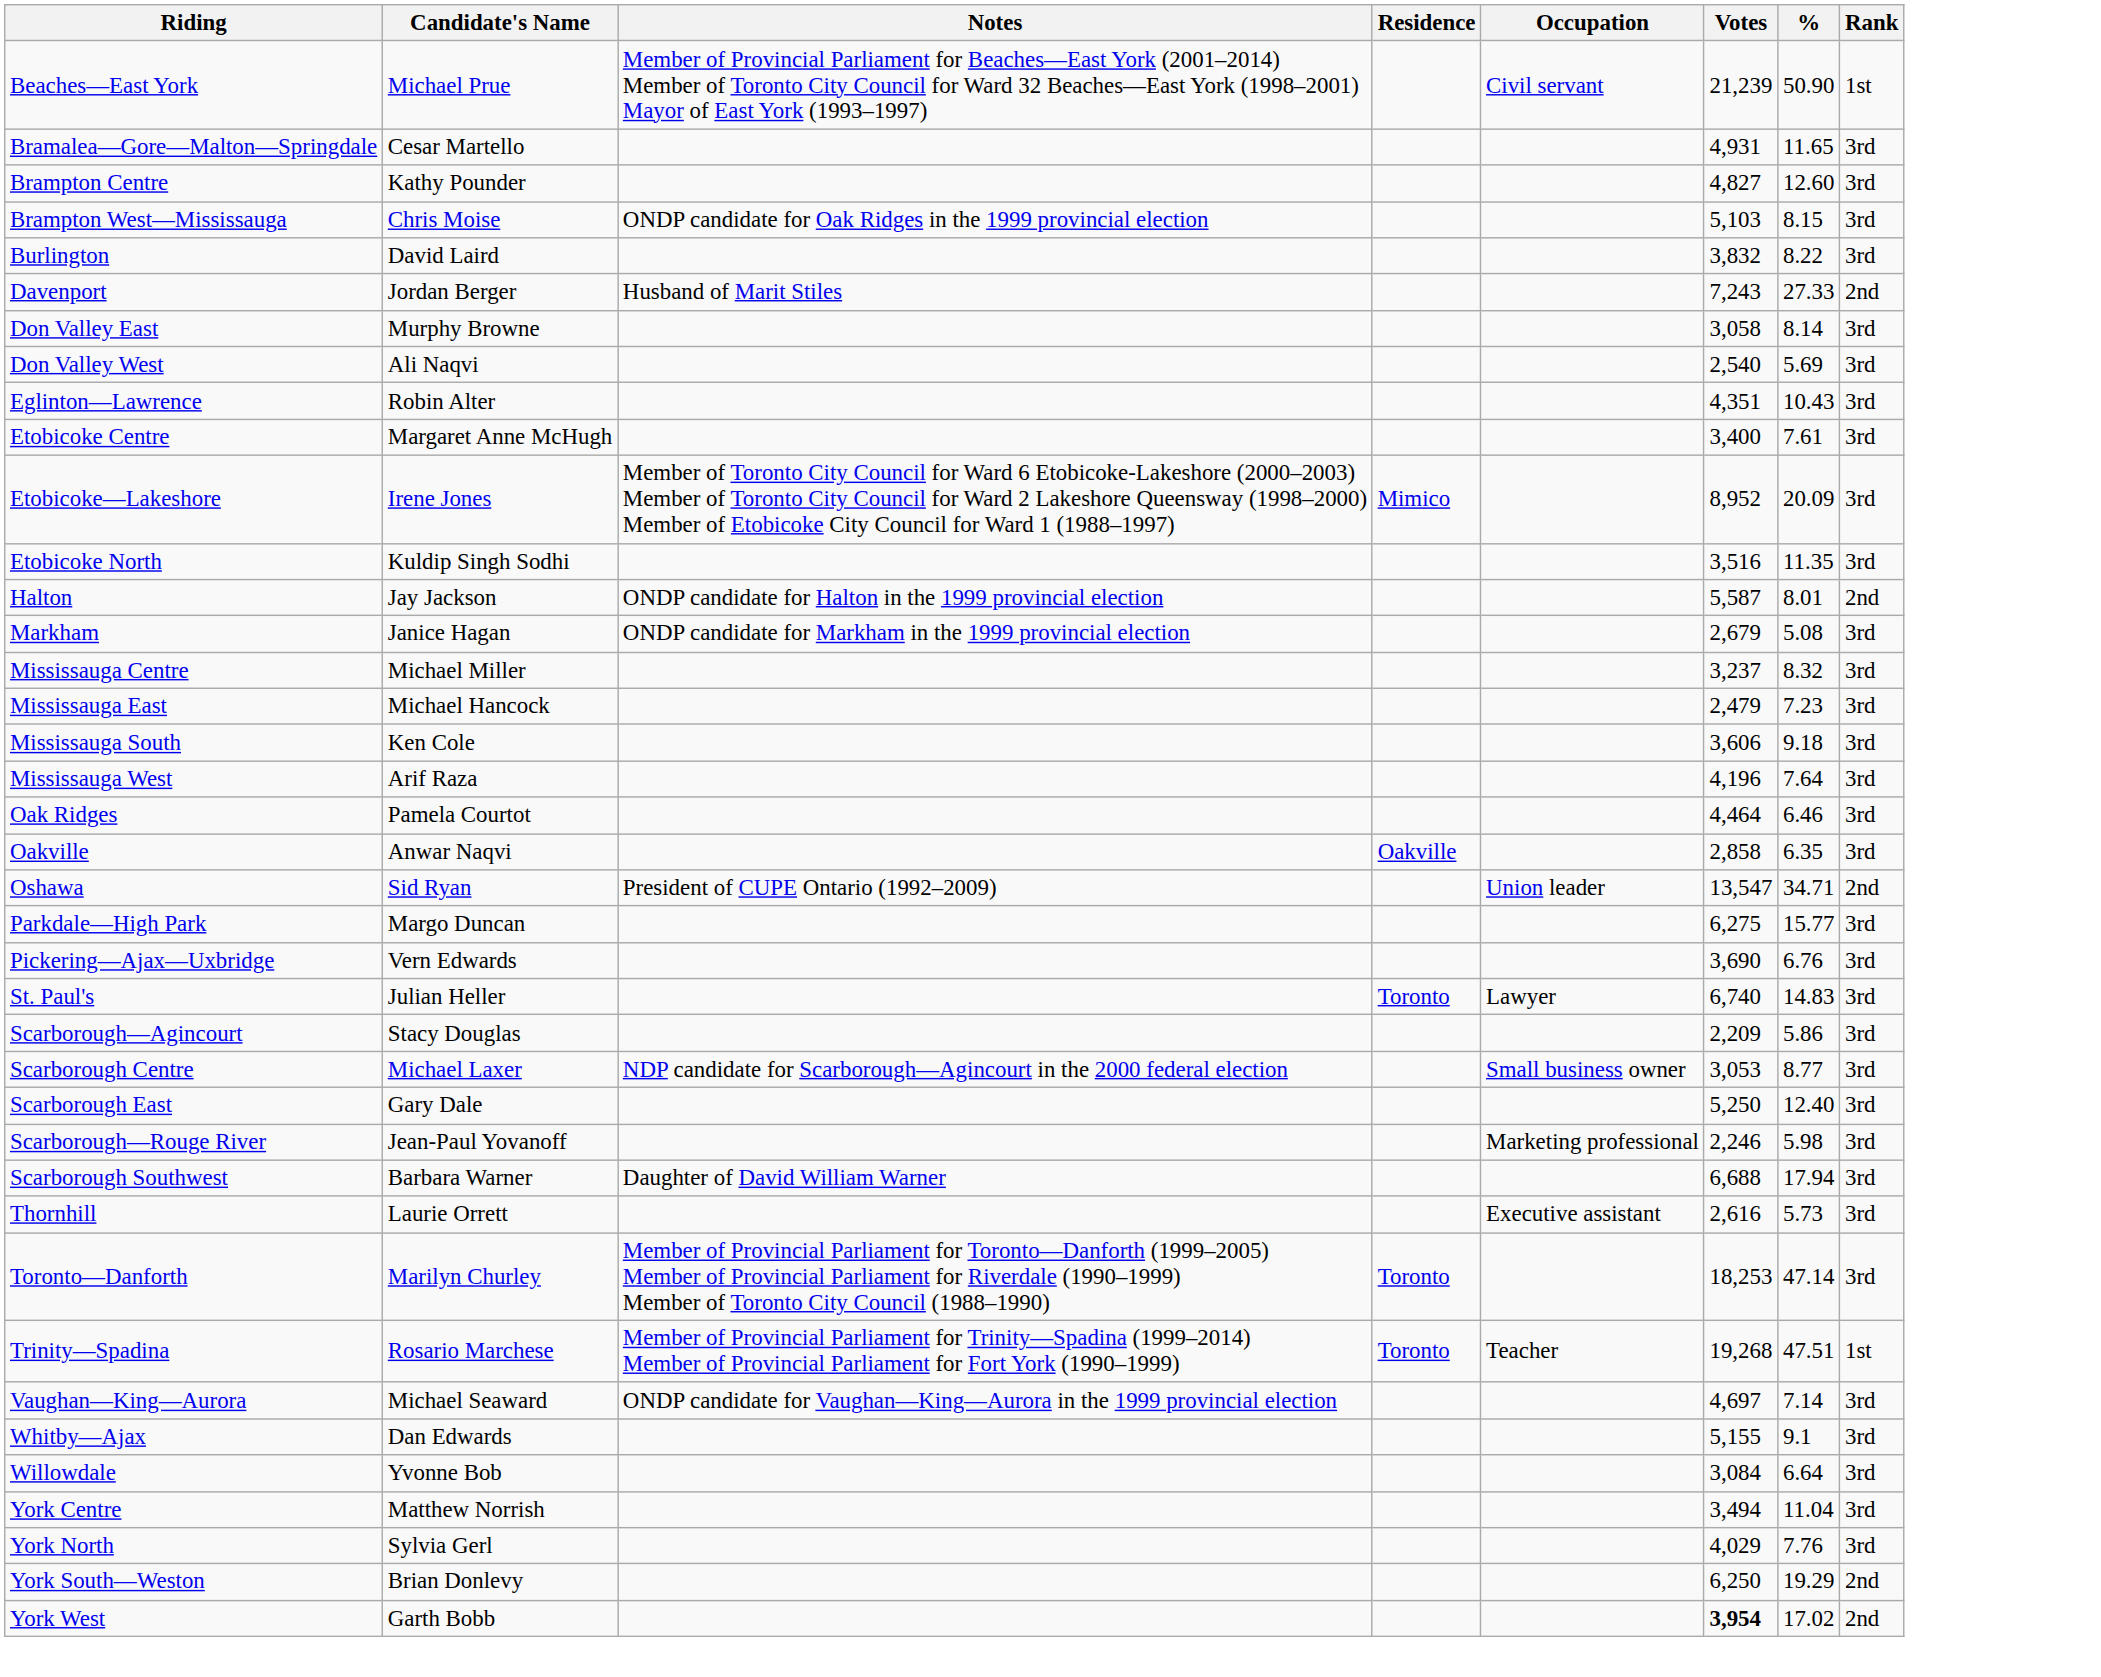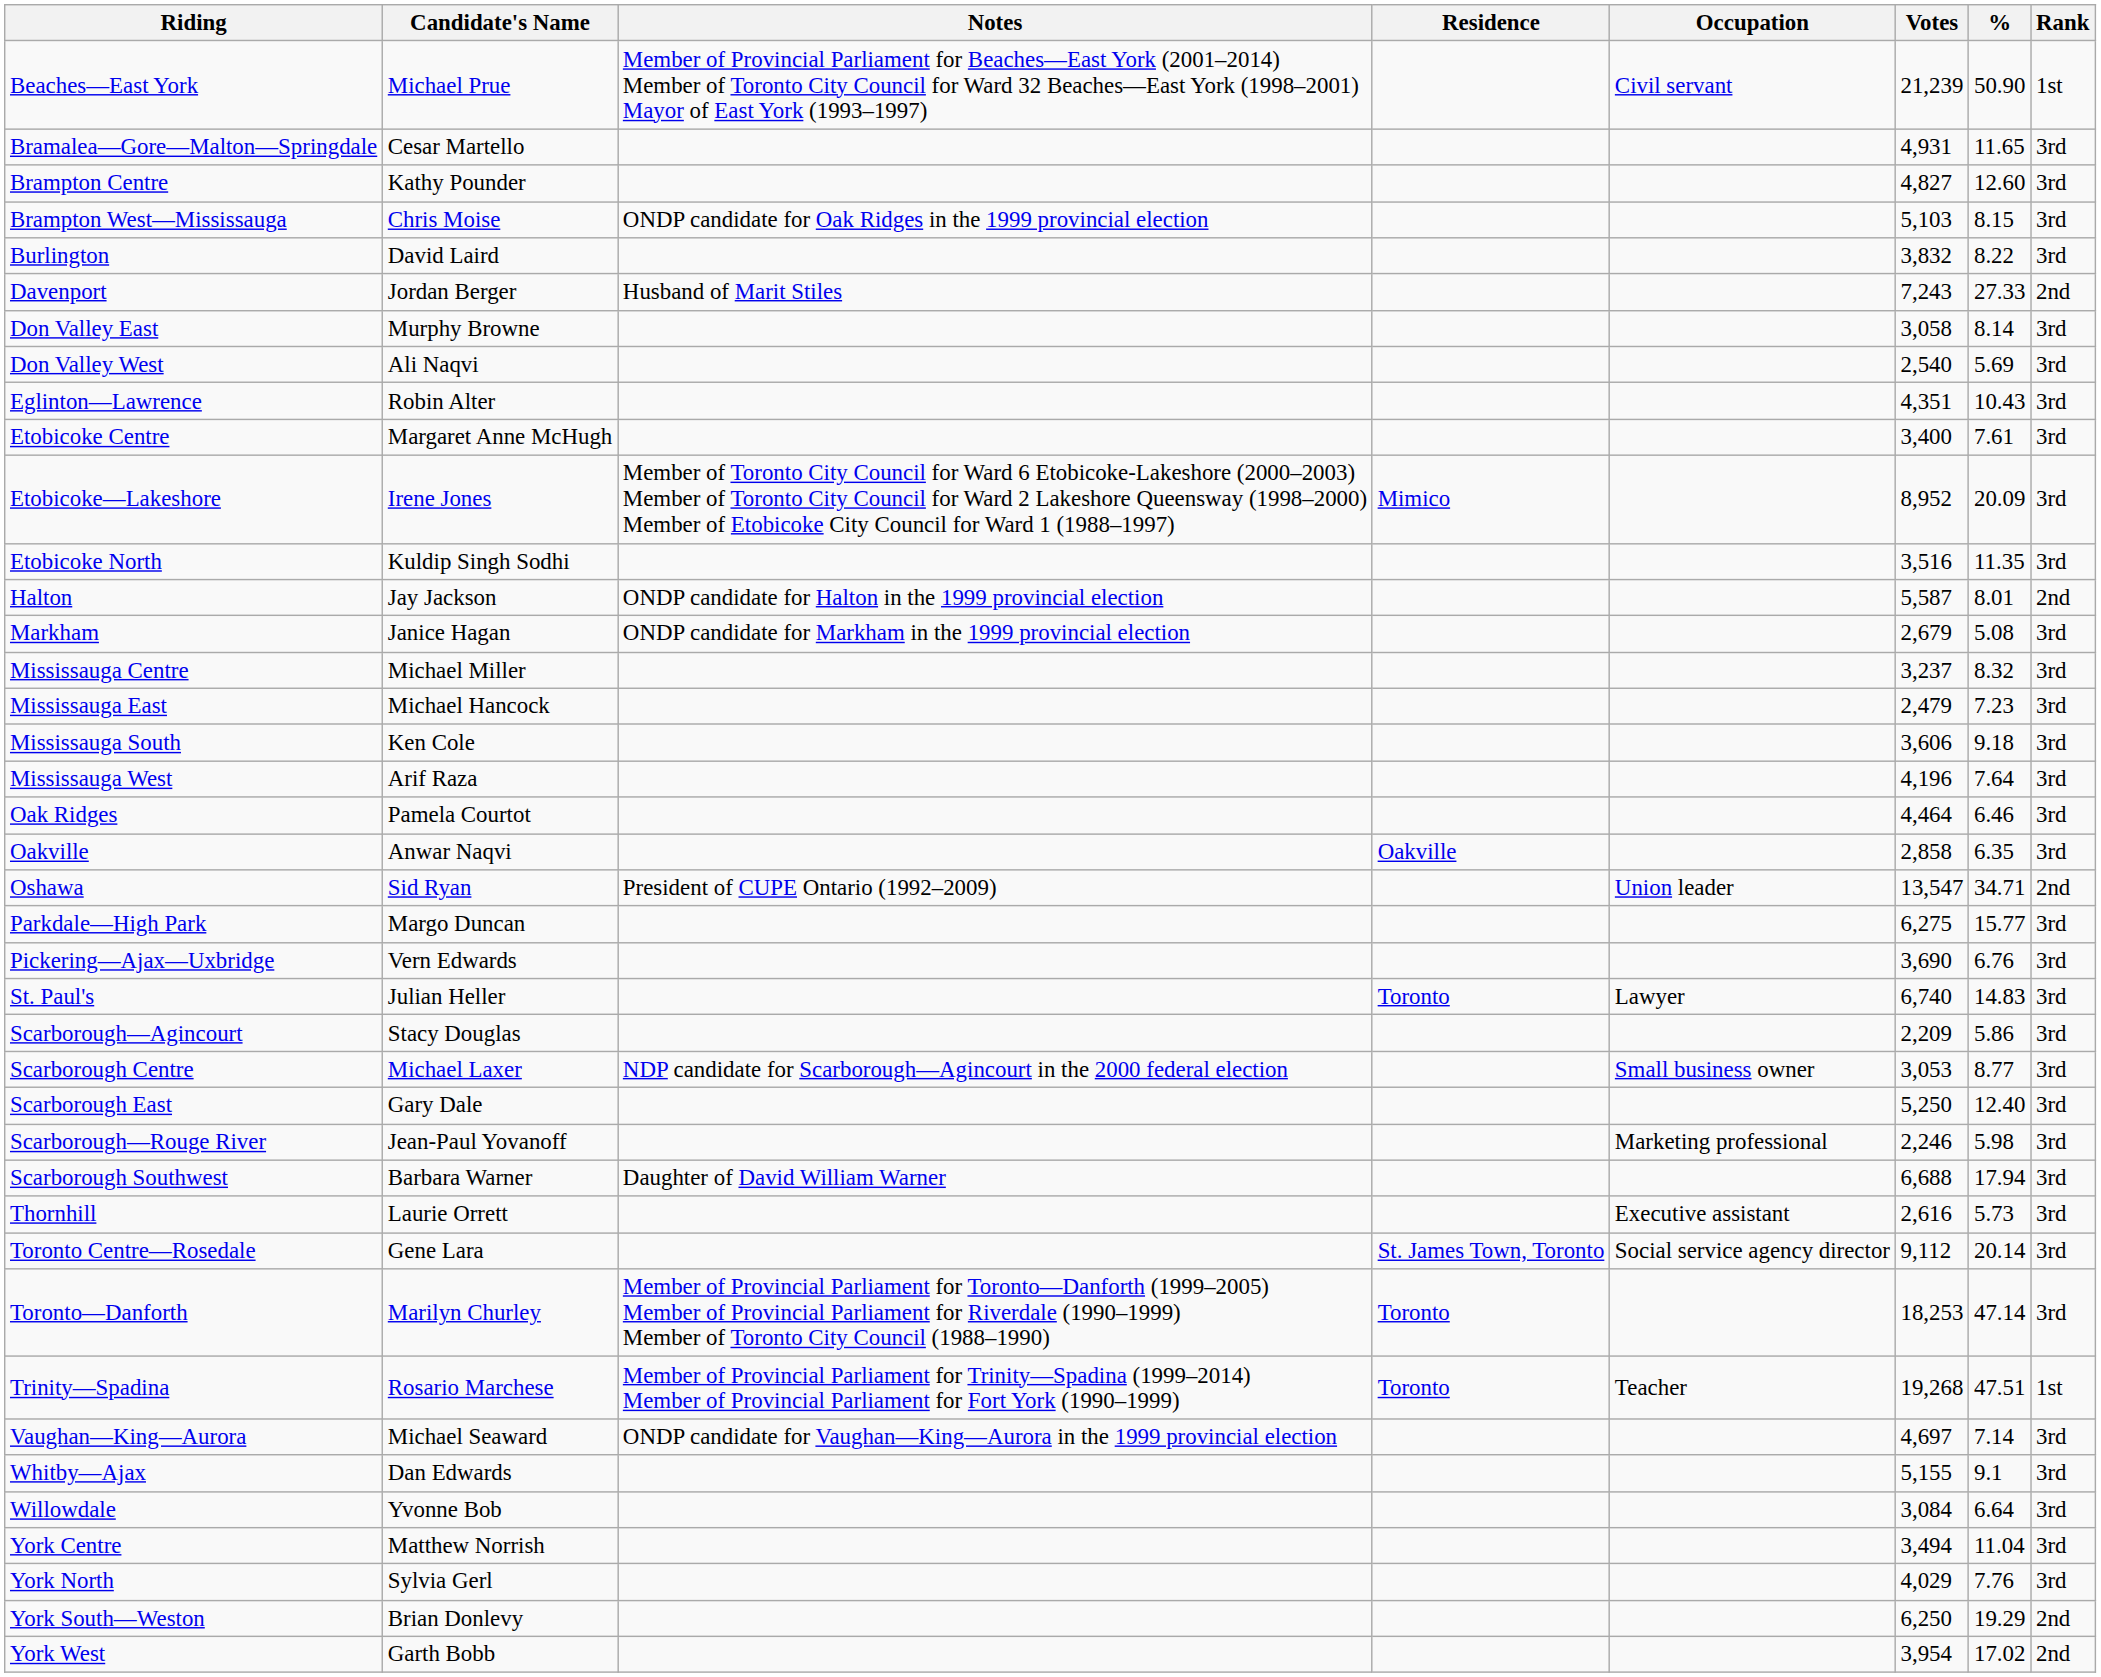+ row: (133, 1250)
(1735, 1617) bold -> (1926, 1654) normal
